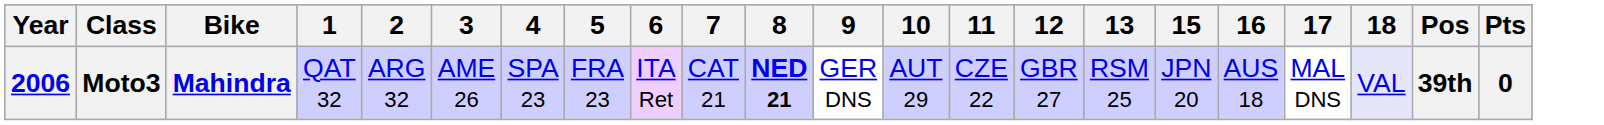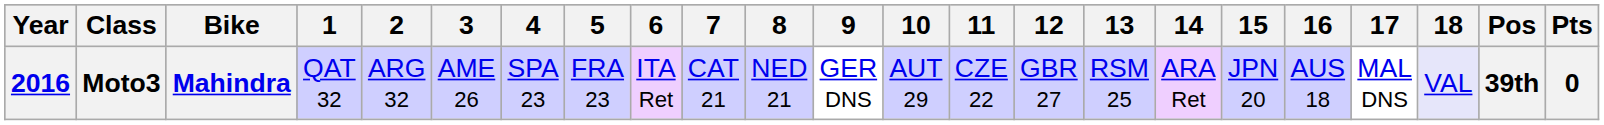+ column: (1188, 25)
(40, 82) 2006 -> (40, 82) 2016
(779, 82) bold -> (779, 82) normal
